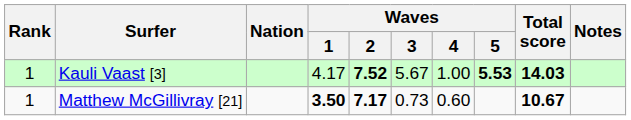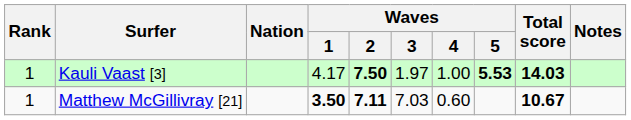(370, 73) 7.52 -> (370, 73) 7.50
(412, 73) 5.67 -> (412, 73) 1.97
(370, 100) 7.17 -> (370, 100) 7.11
(412, 100) 0.73 -> (412, 100) 7.03
